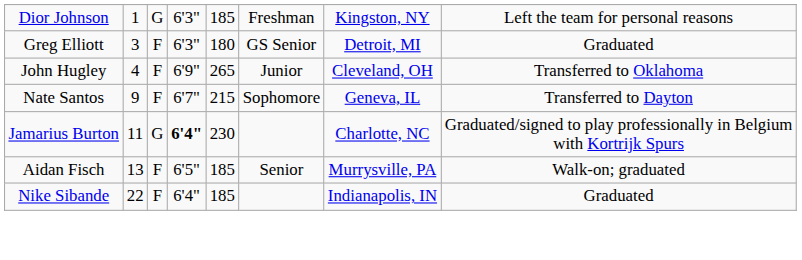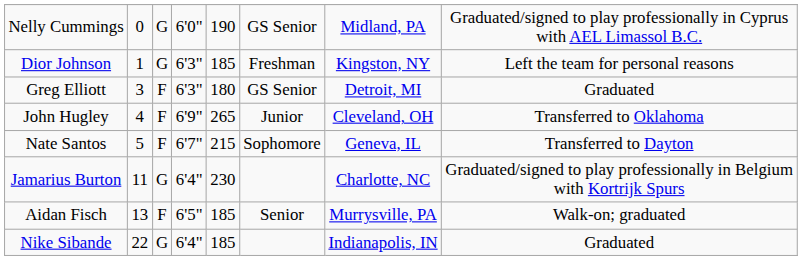+ row: (66, 27)
(135, 97) 9 -> (140, 143) 5
(187, 133) bold -> (189, 179) normal
(157, 196) F -> (162, 242) G
